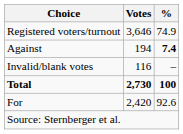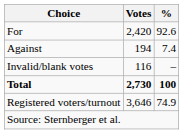rows swapped: (15, 102) <-> (64, 31)
(169, 48) bold -> (169, 48) normal
